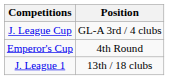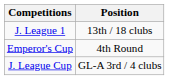rows swapped: (40, 65) <-> (40, 30)
